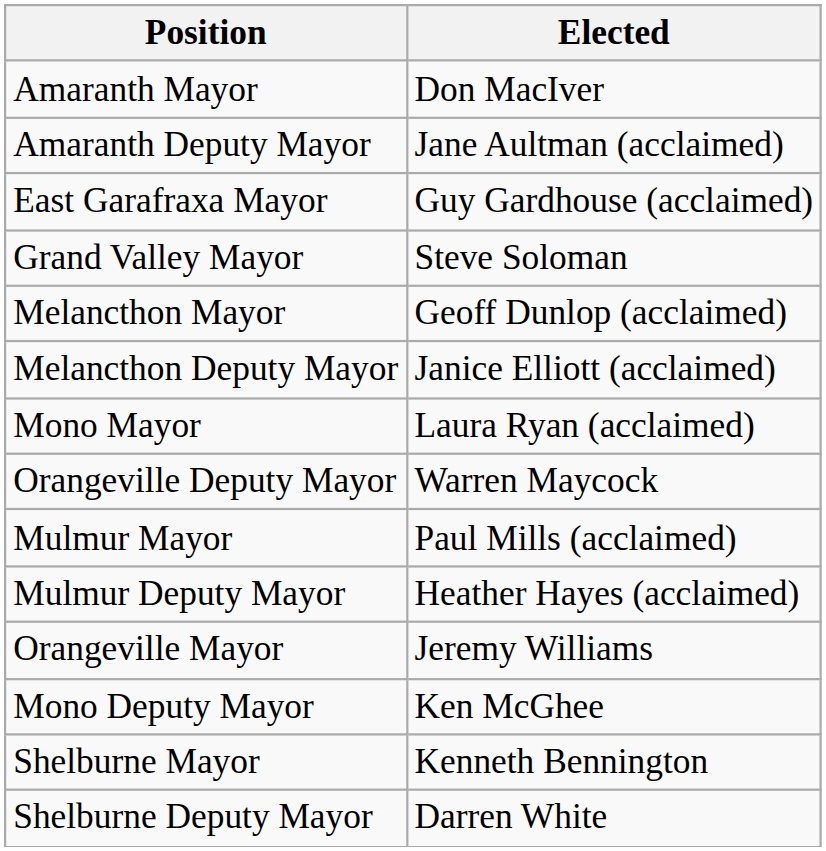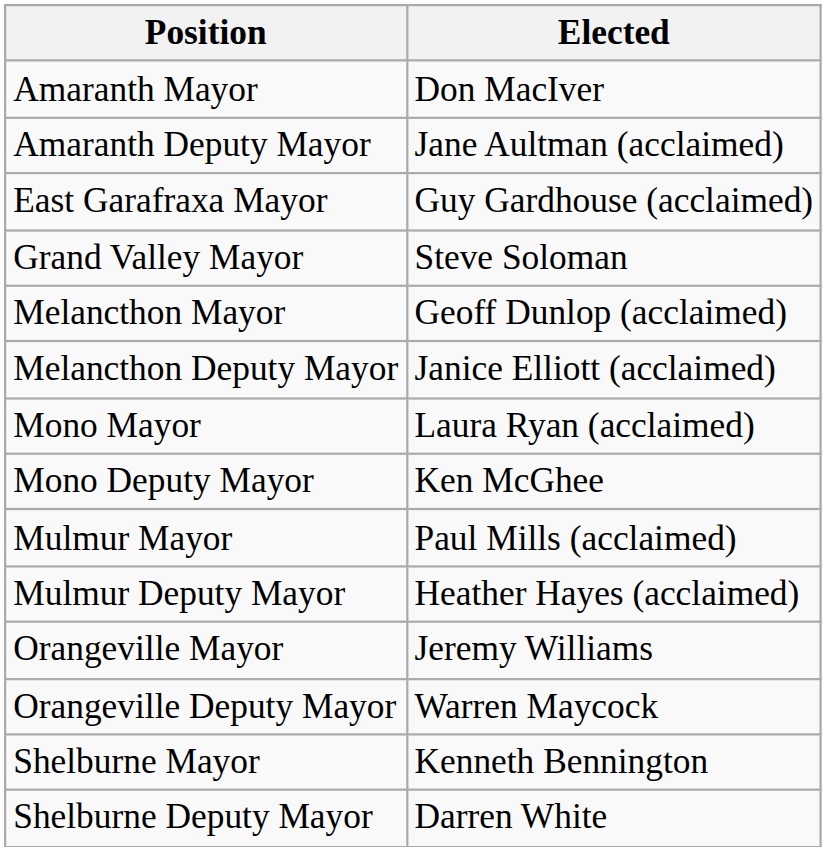rows swapped: (164, 705) <-> (205, 481)
